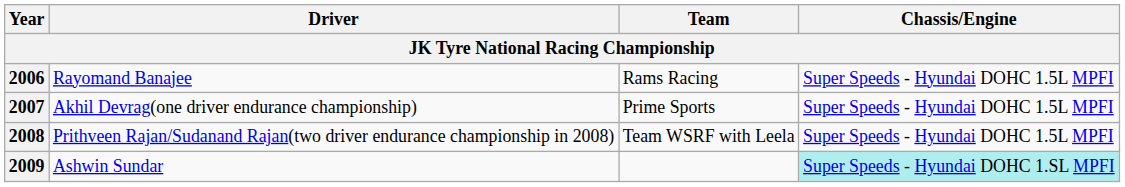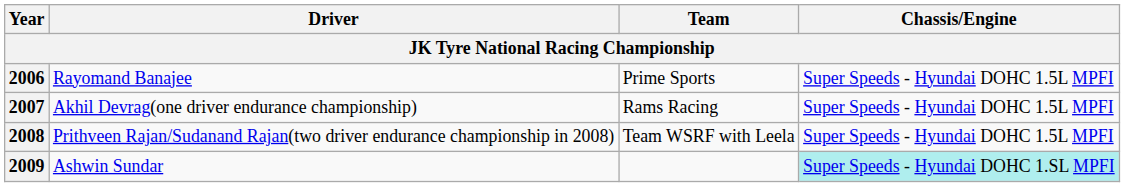(670, 77) Rams Racing -> (669, 77) Prime Sports
(669, 106) Prime Sports -> (670, 106) Rams Racing
